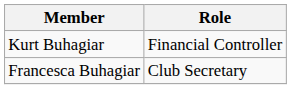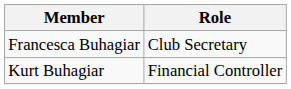rows swapped: (74, 70) <-> (56, 44)
